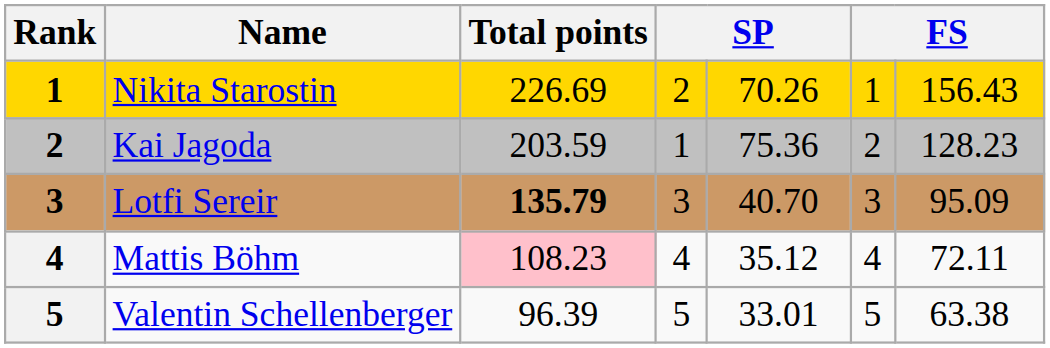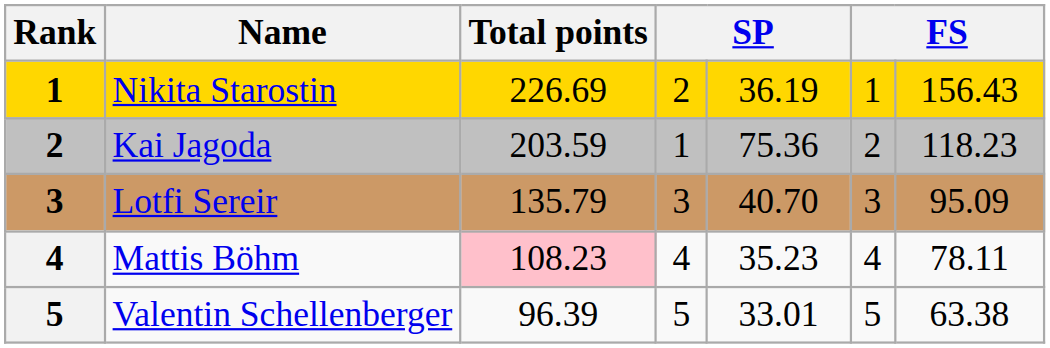(778, 88) 70.26 -> (778, 88) 36.19
(969, 145) 128.23 -> (969, 145) 118.23
(558, 201) bold -> (558, 201) normal
(778, 257) 35.12 -> (778, 257) 35.23
(969, 257) 72.11 -> (969, 257) 78.11
